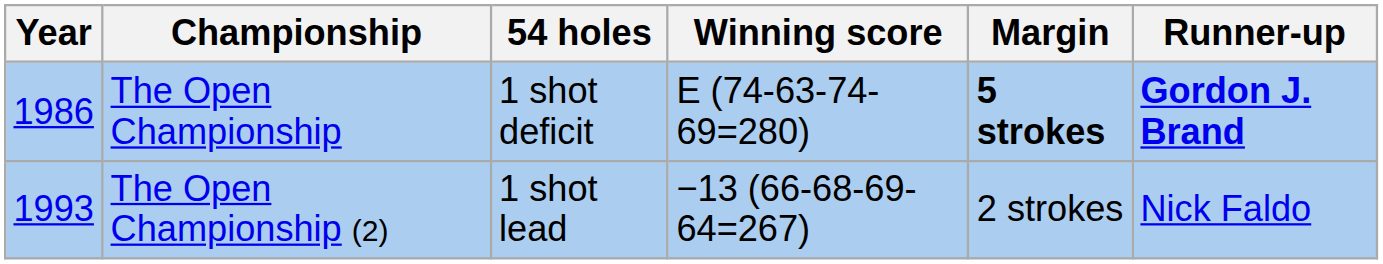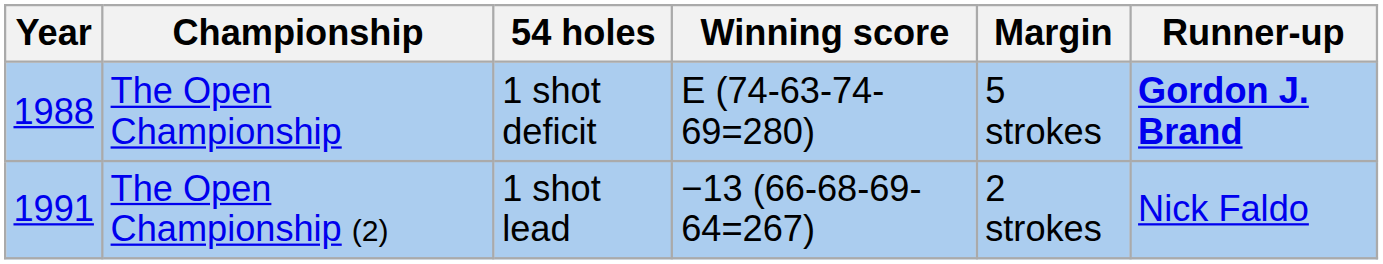(54, 110) 1986 -> (54, 110) 1988
(1041, 110) bold -> (1044, 110) normal
(54, 208) 1993 -> (54, 208) 1991
